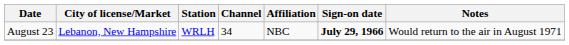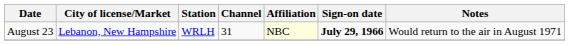(226, 31) 34 -> (226, 31) 31
(278, 31) no background -> (278, 31) lightyellow background
